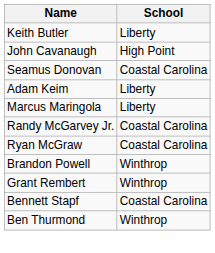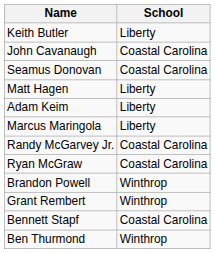(147, 51) High Point -> (164, 51) Coastal Carolina
+ row: (38, 88)
